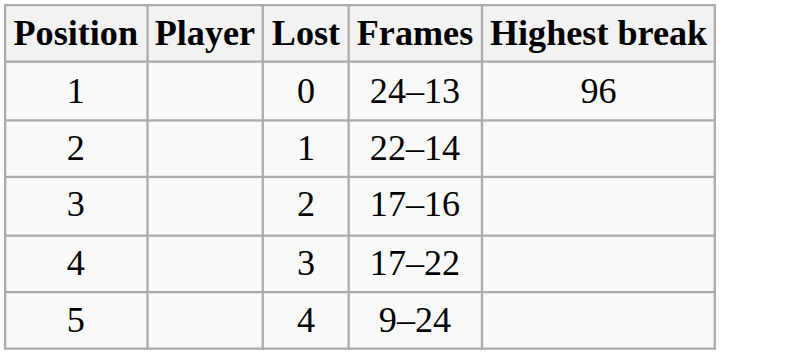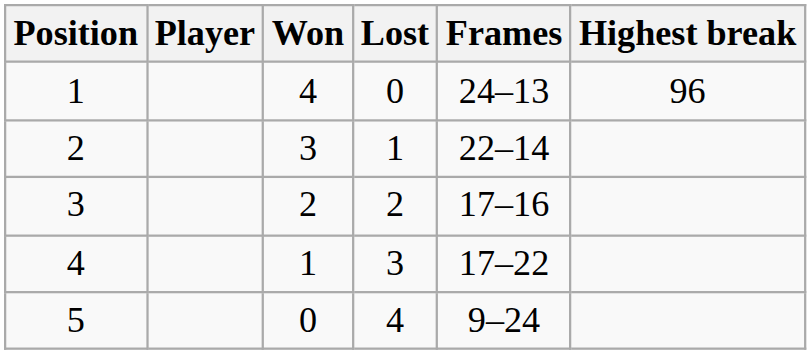+ column: (308, 33)
